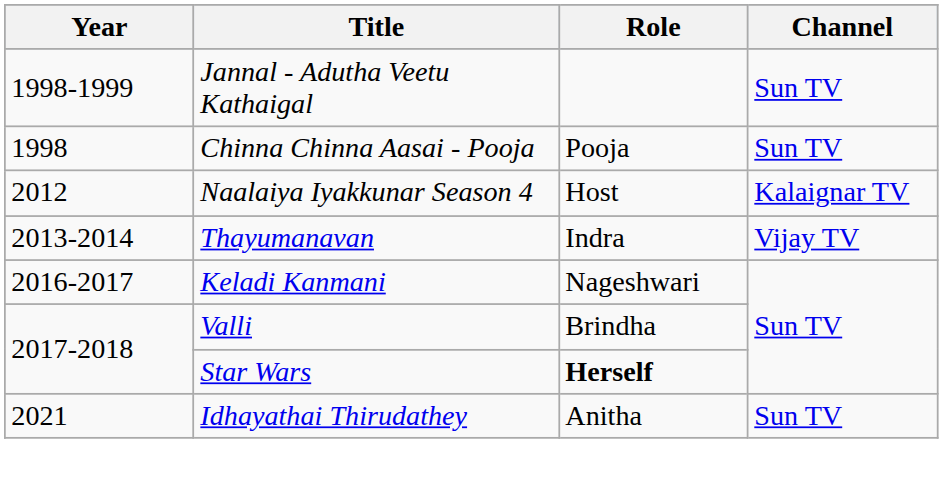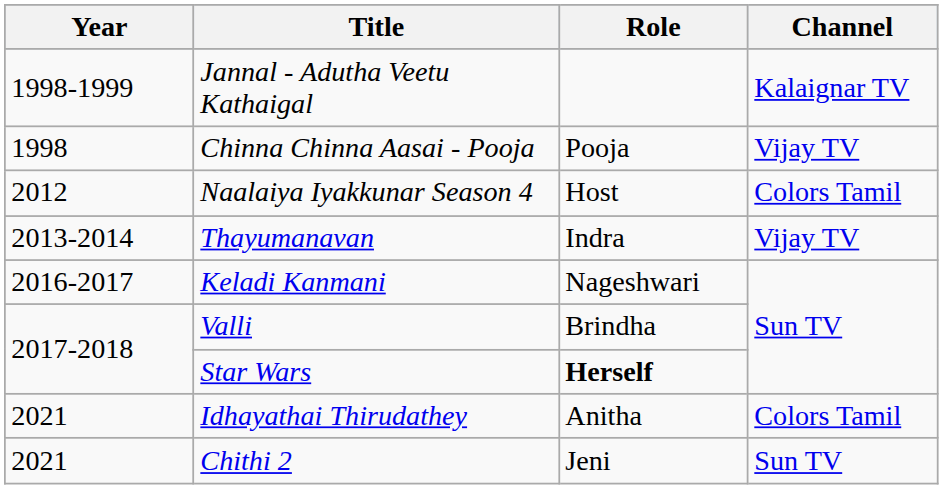(798, 87) Sun TV -> (832, 87) Kalaignar TV
(798, 147) Sun TV -> (807, 147) Vijay TV
(832, 192) Kalaignar TV -> (828, 192) Colors Tamil
(798, 415) Sun TV -> (828, 415) Colors Tamil
+ row: (246, 460)
